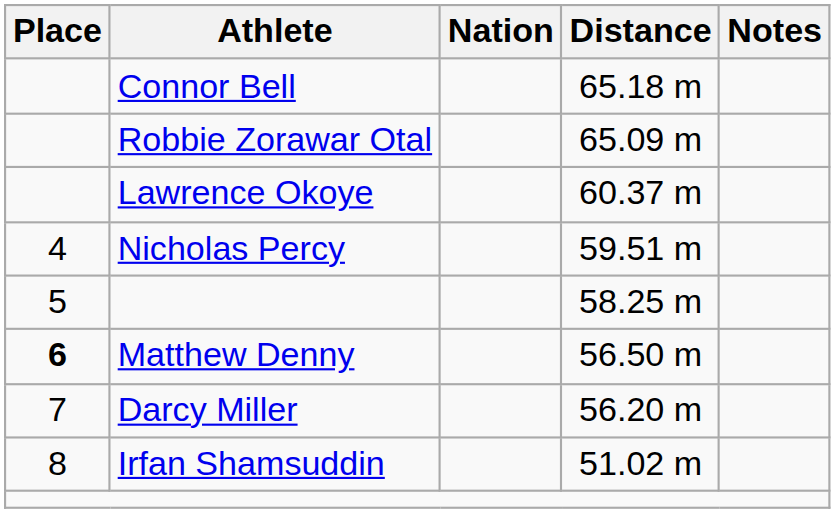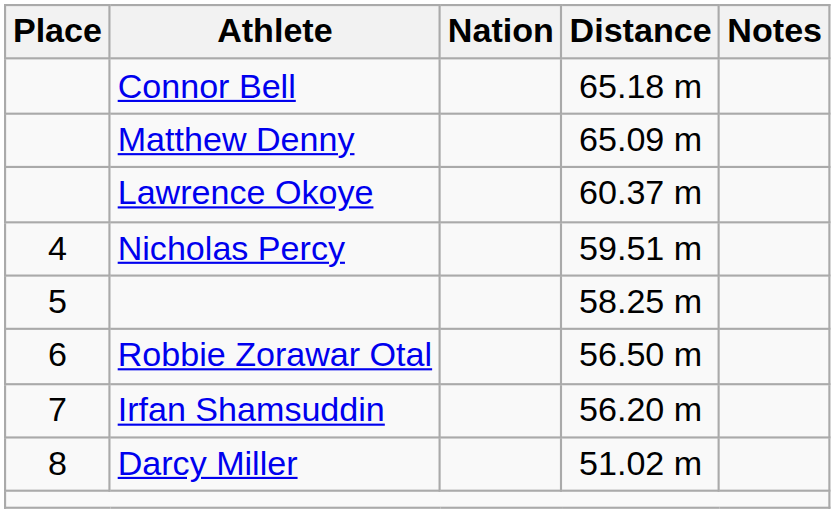(275, 139) Robbie Zorawar Otal -> (236, 139) Matthew Denny
(57, 355) bold -> (57, 355) normal
(236, 355) Matthew Denny -> (275, 355) Robbie Zorawar Otal
(208, 409) Darcy Miller -> (251, 409) Irfan Shamsuddin
(251, 463) Irfan Shamsuddin -> (208, 463) Darcy Miller
